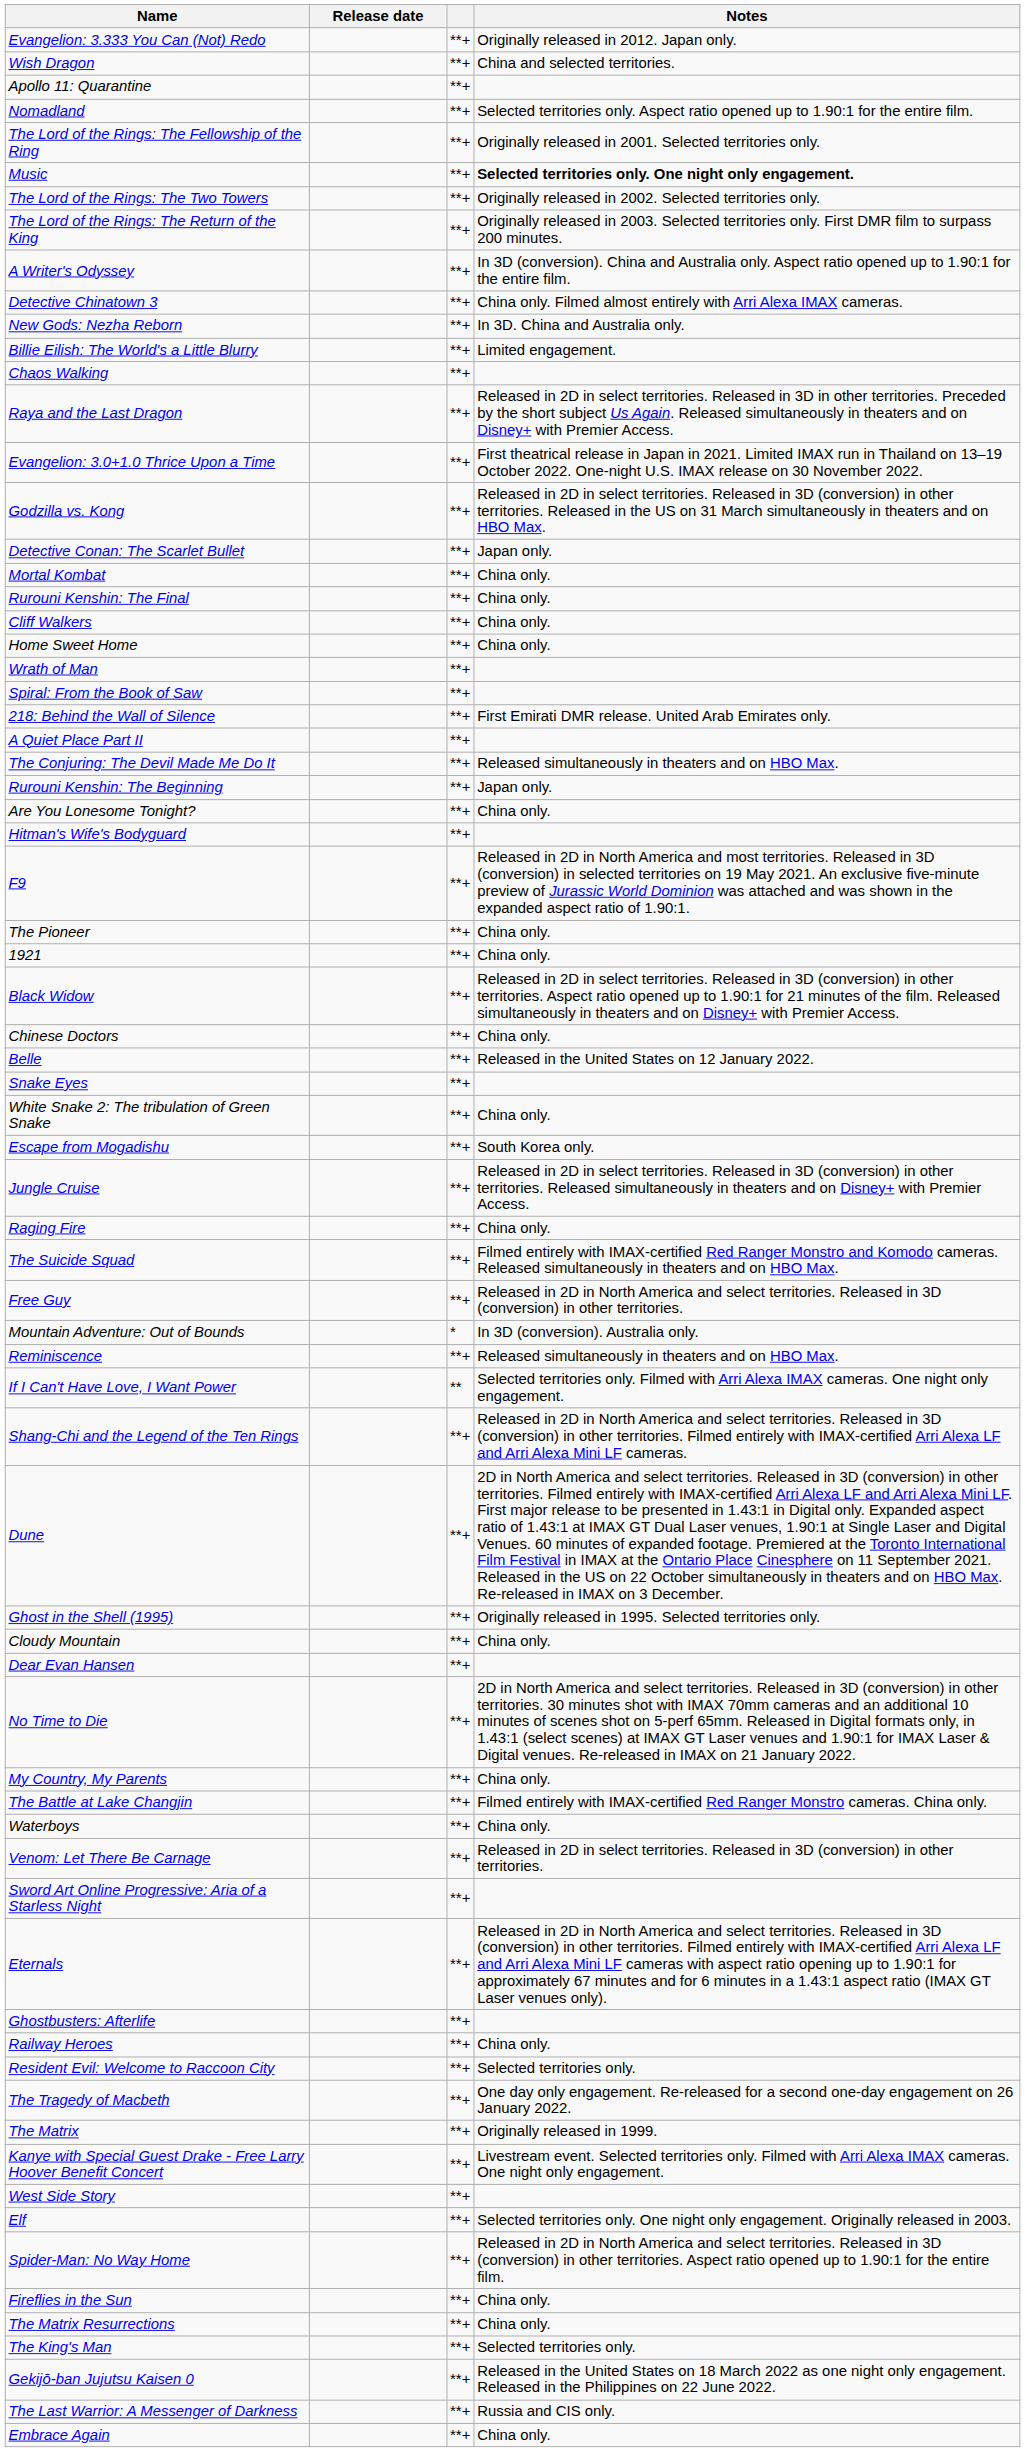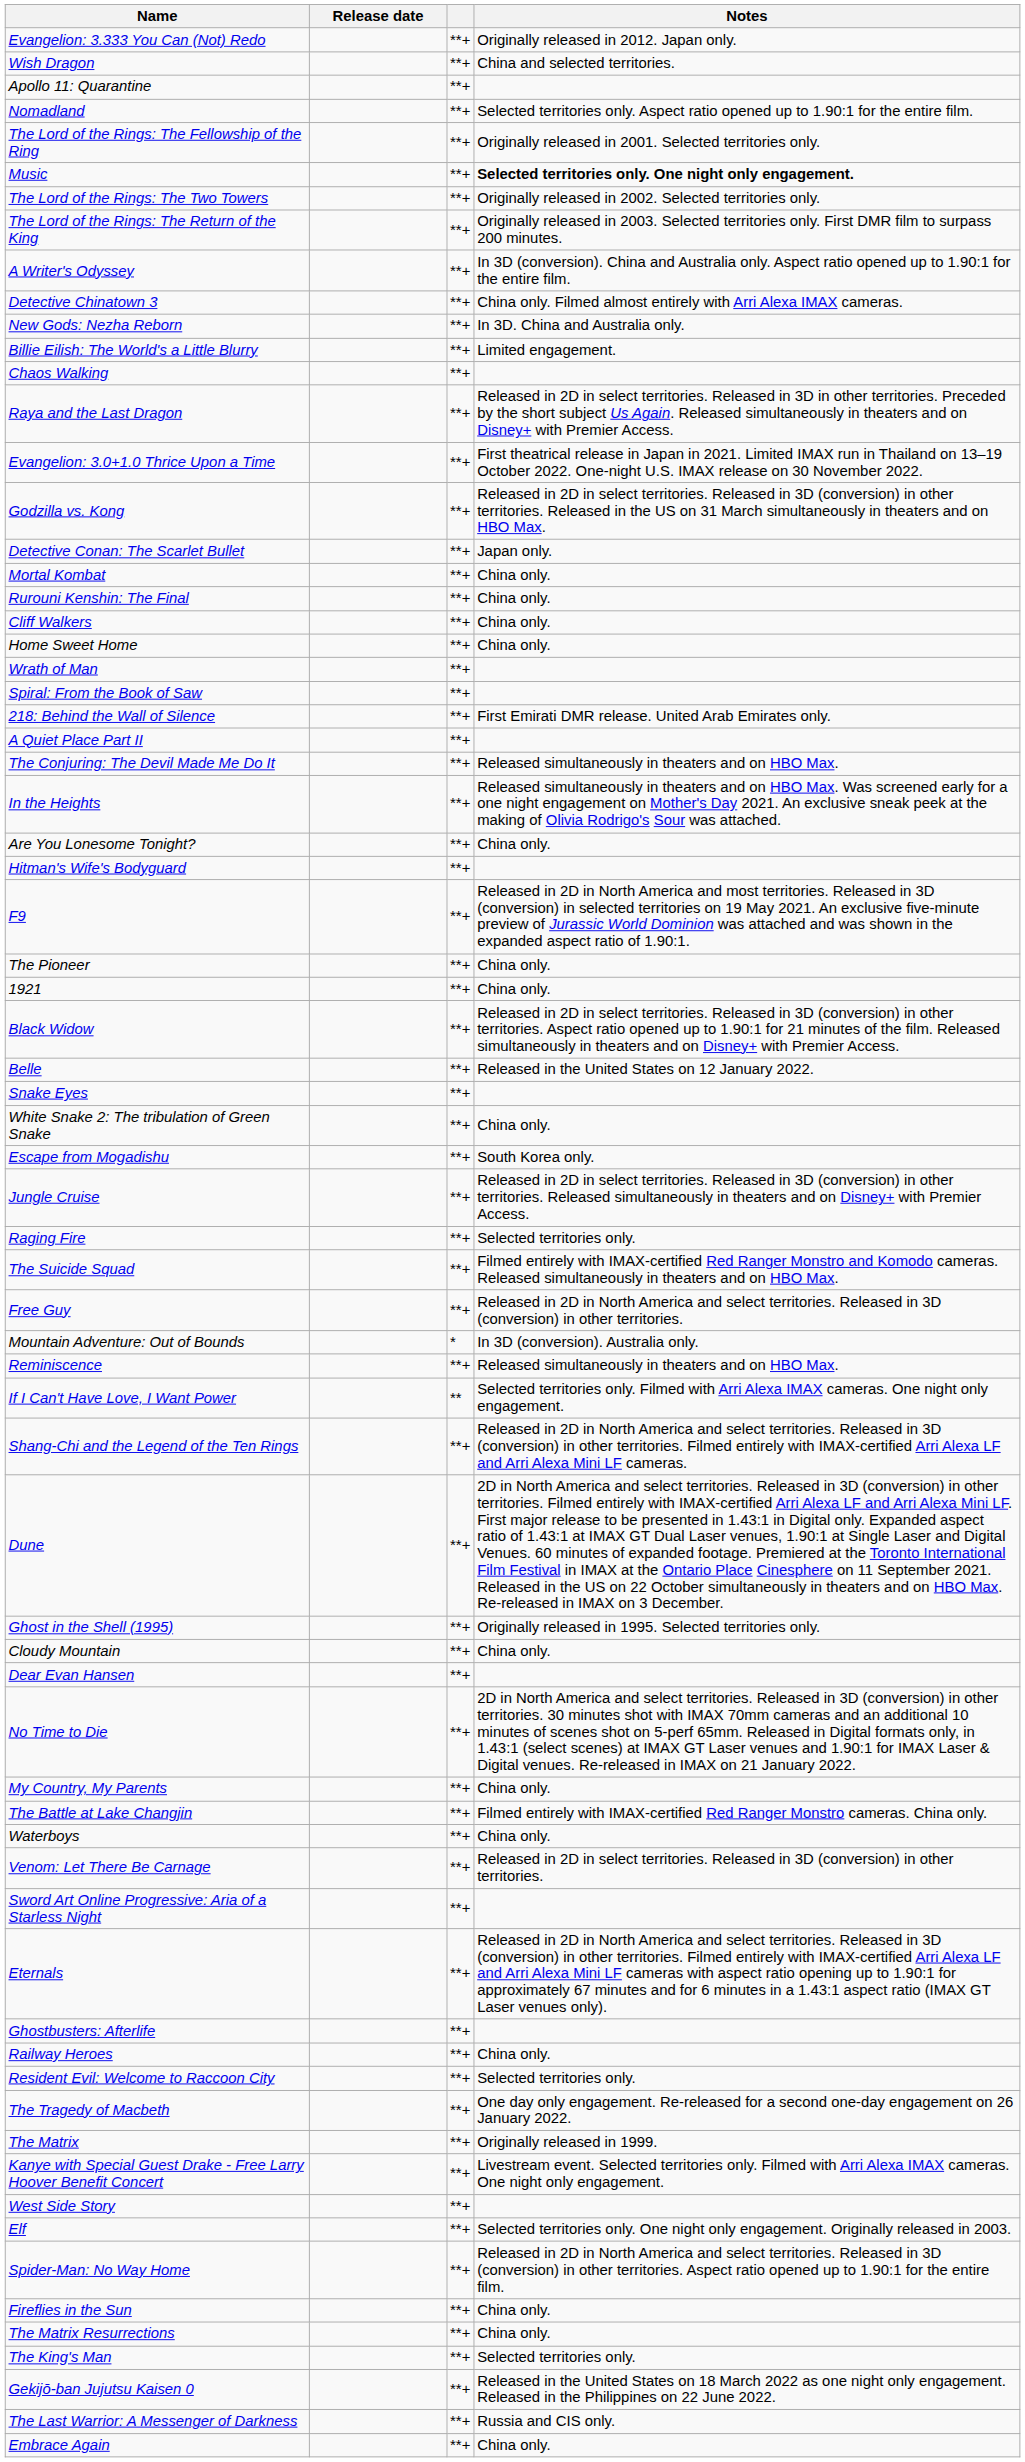- row: (116, 787)
+ row: (54, 804)
- row: (64, 1036)
(514, 1228) China only. -> (556, 1237) Selected territories only.
